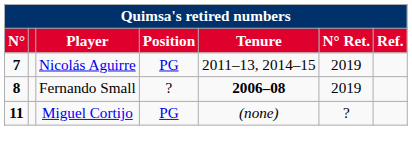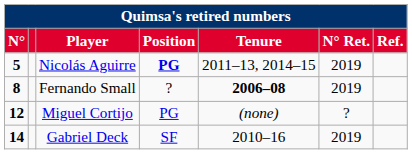(16, 64) 7 -> (16, 64) 5
(169, 64) normal -> (169, 64) bold
(16, 112) 11 -> (16, 112) 12
+ row: (87, 137)
